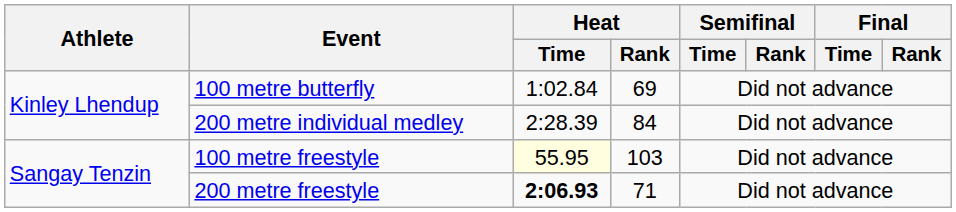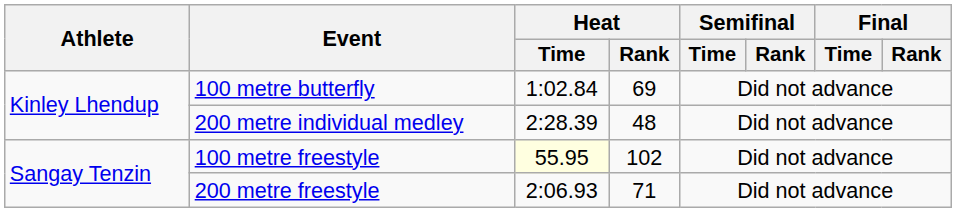(645, 123) 84 -> (644, 123) 48
(645, 157) 103 -> (644, 157) 102
(562, 191) bold -> (562, 191) normal
